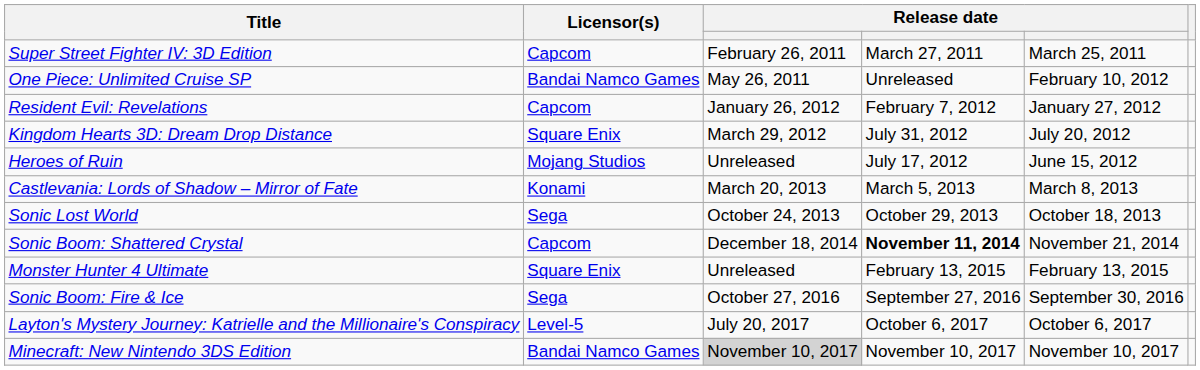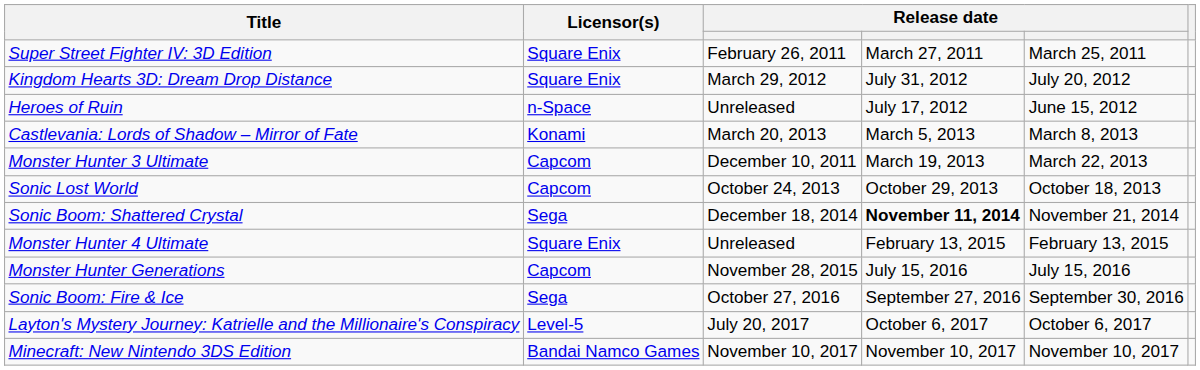(559, 53) Capcom -> (574, 53) Square Enix
- row: (130, 80)
- row: (108, 107)
(586, 161) Mojang Studios -> (559, 107) n-Space
+ row: (108, 161)
(547, 216) Sega -> (559, 188) Capcom
(559, 243) Capcom -> (547, 216) Sega
+ row: (116, 270)
(783, 351) lightgrey background -> (783, 351) no background
